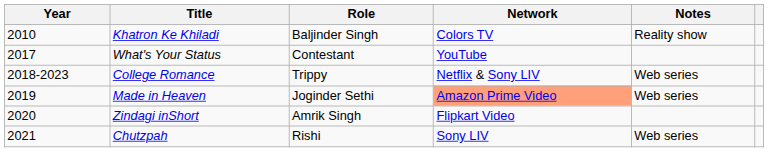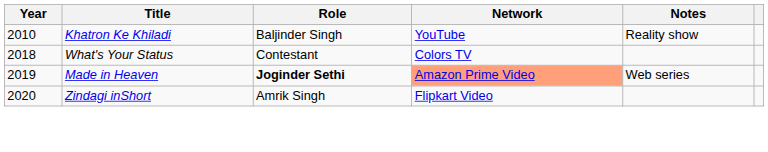(465, 34) Colors TV -> (440, 34) YouTube
(22, 55) 2017 -> (22, 55) 2018
(462, 55) YouTube -> (443, 55) Colors TV
- row: (164, 75)
(333, 95) normal -> (300, 75) bold
- row: (140, 136)
